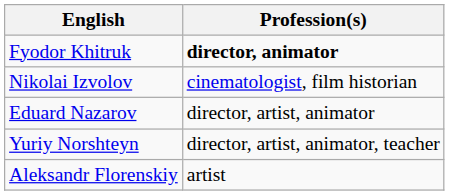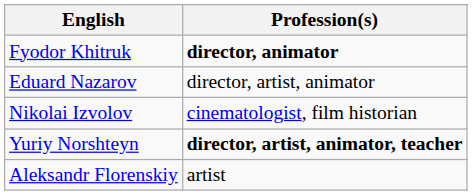rows swapped: (71, 81) <-> (73, 112)
(313, 143) normal -> (325, 143) bold
